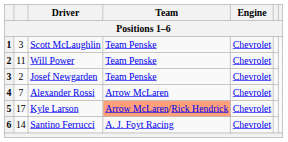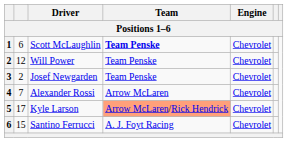(21, 44) 3 -> (21, 44) 6
(131, 44) normal -> (132, 44) bold
(21, 60) 11 -> (21, 60) 12
(21, 124) 14 -> (21, 124) 15
